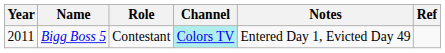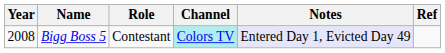(21, 36) 2011 -> (21, 36) 2008
(326, 36) no background -> (326, 36) lavender background
